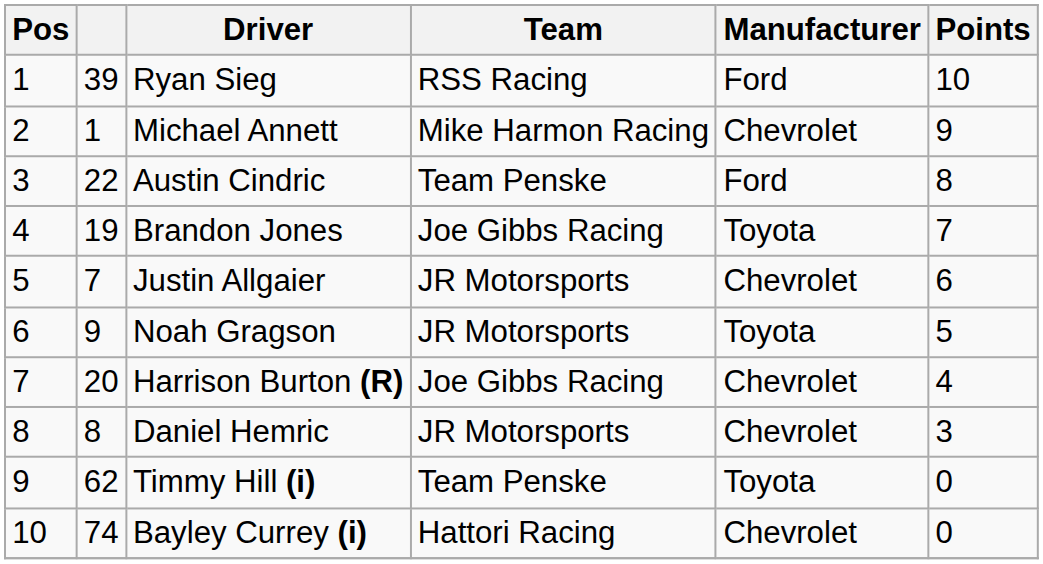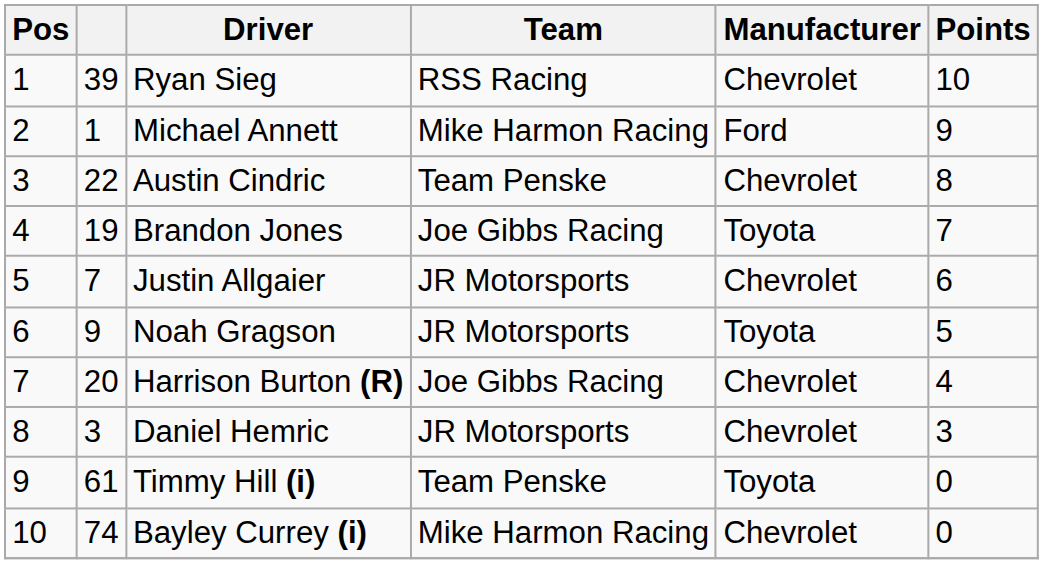(755, 79) Ford -> (790, 79) Chevrolet
(790, 129) Chevrolet -> (755, 129) Ford
(755, 180) Ford -> (790, 180) Chevrolet
(93, 431) 8 -> (93, 431) 3
(101, 481) 62 -> (101, 481) 61
(517, 531) Hattori Racing -> (563, 531) Mike Harmon Racing
